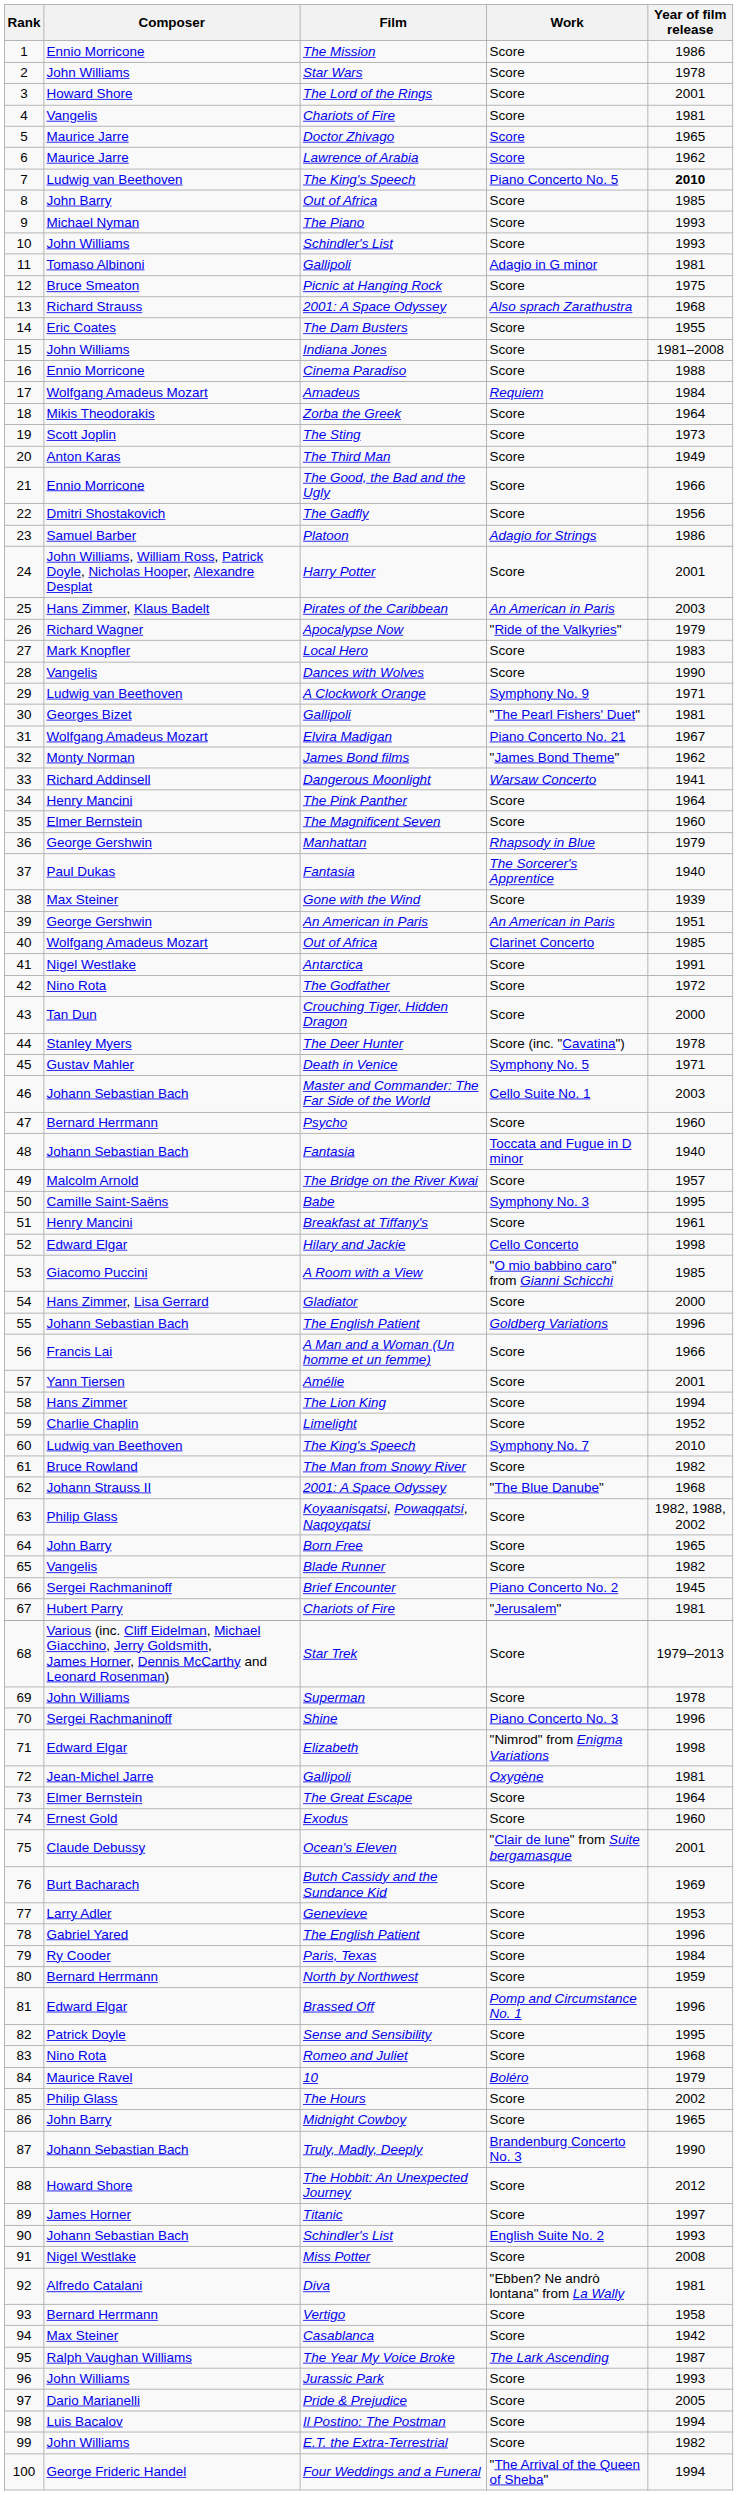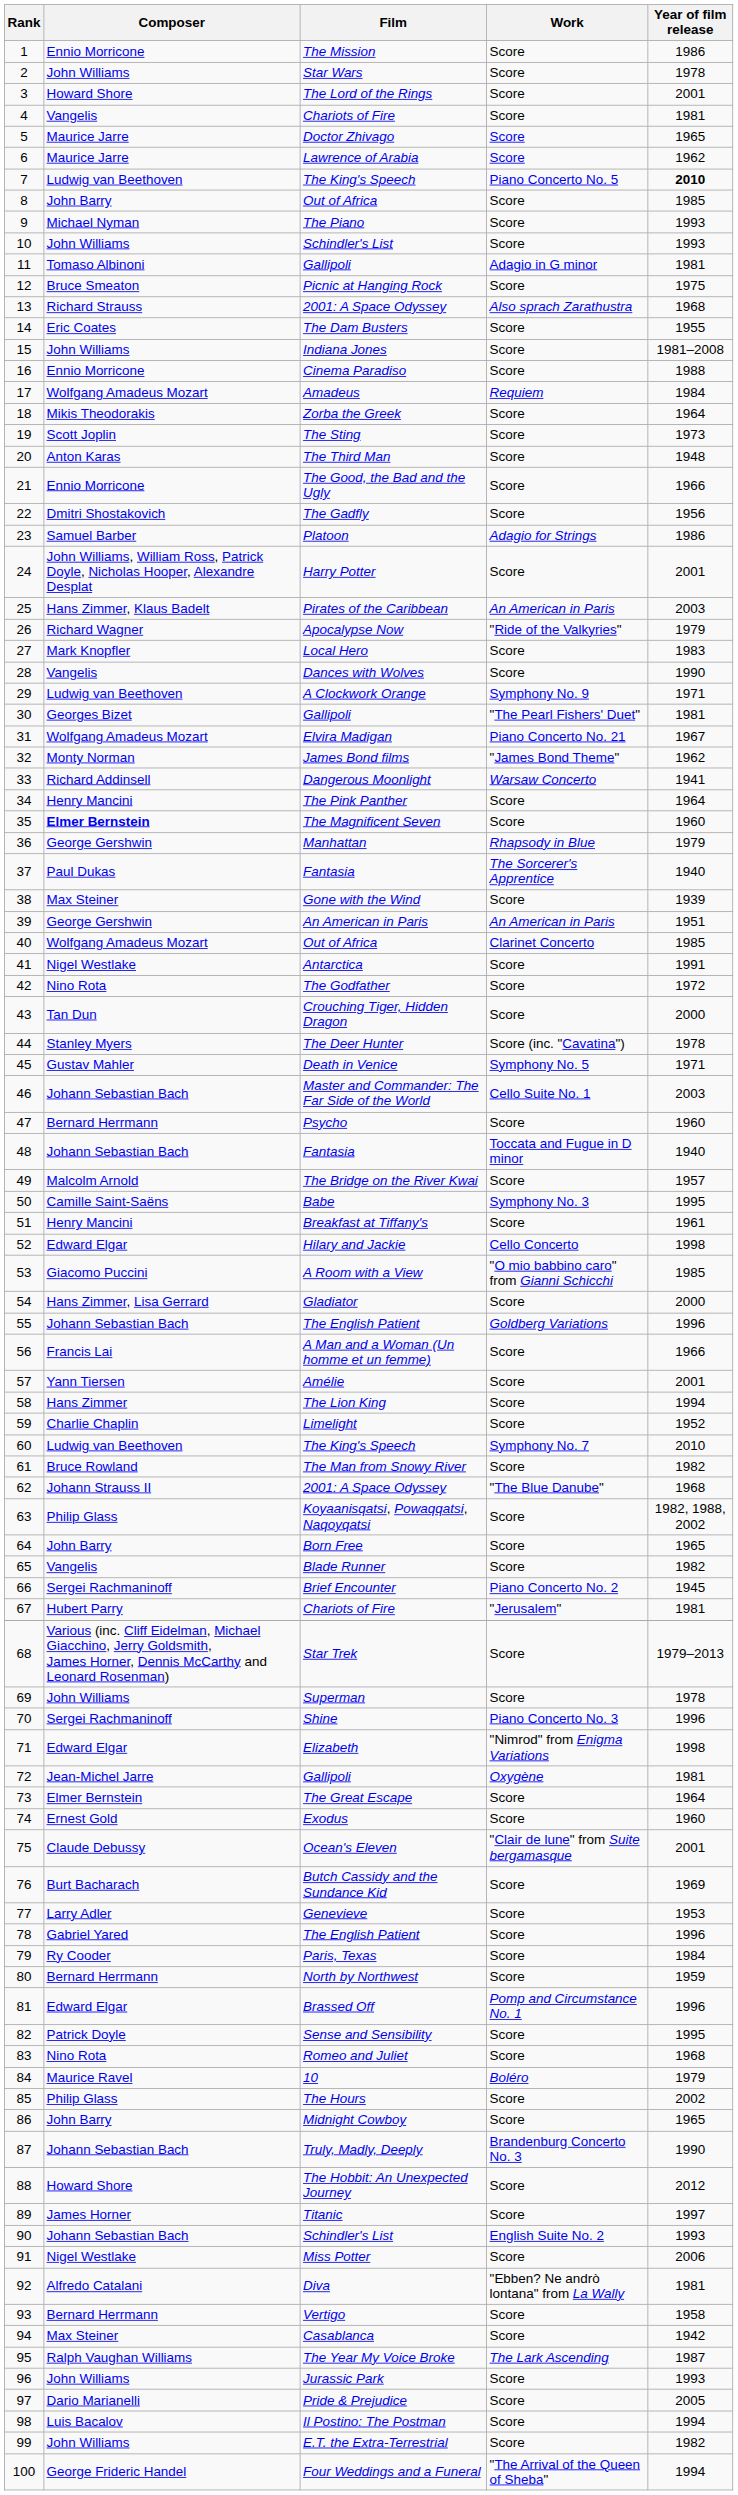(690, 456) 1949 -> (690, 456) 1948
(94, 821) normal -> (98, 821) bold
(690, 2257) 2008 -> (690, 2257) 2006
